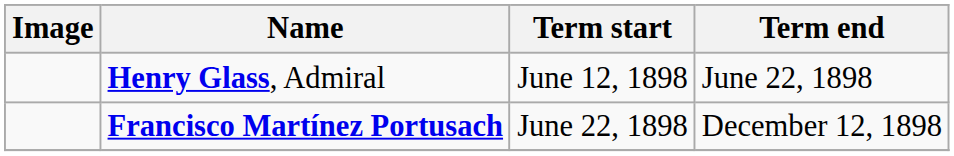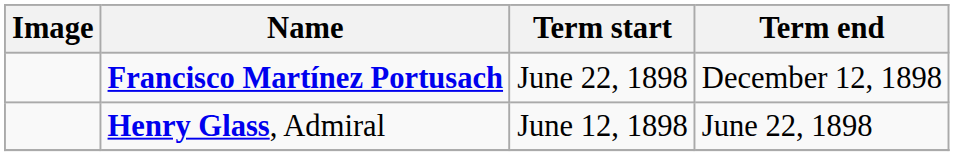rows swapped: (246, 77) <-> (305, 125)
